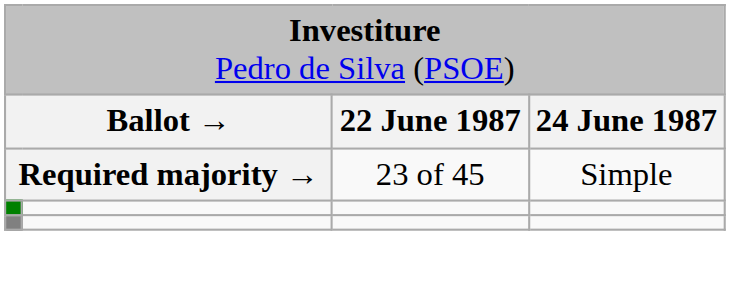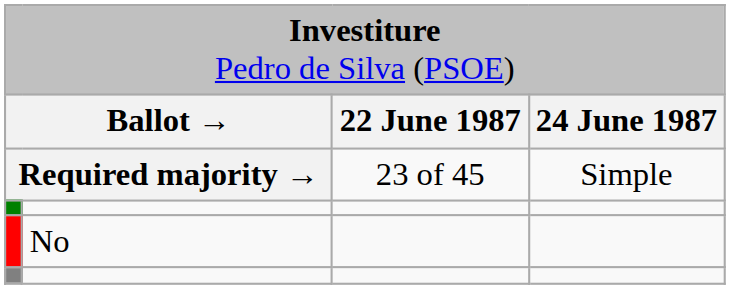+ row: (14, 241)
